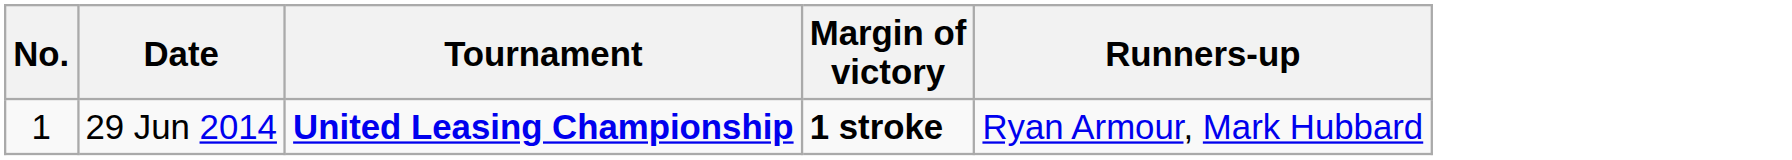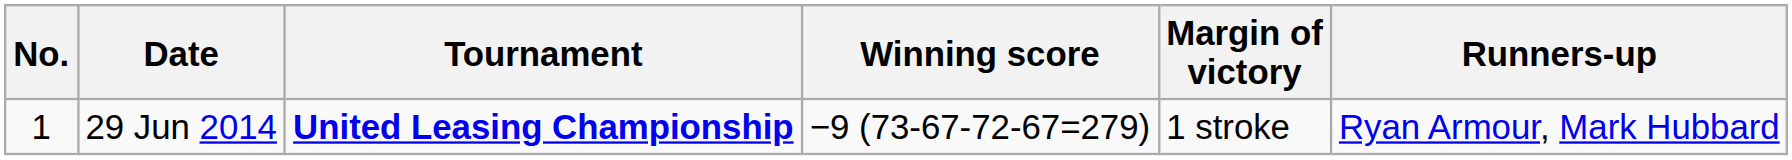+ column: (980, 52)
(876, 127) bold -> (1228, 127) normal
